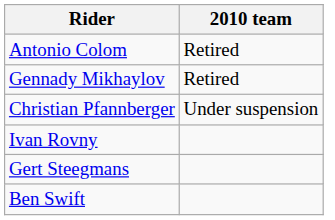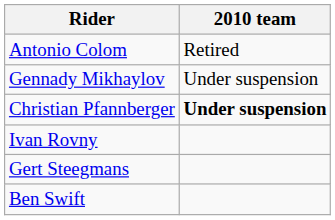(211, 79) Retired -> (251, 79) Under suspension
(251, 109) normal -> (255, 109) bold
